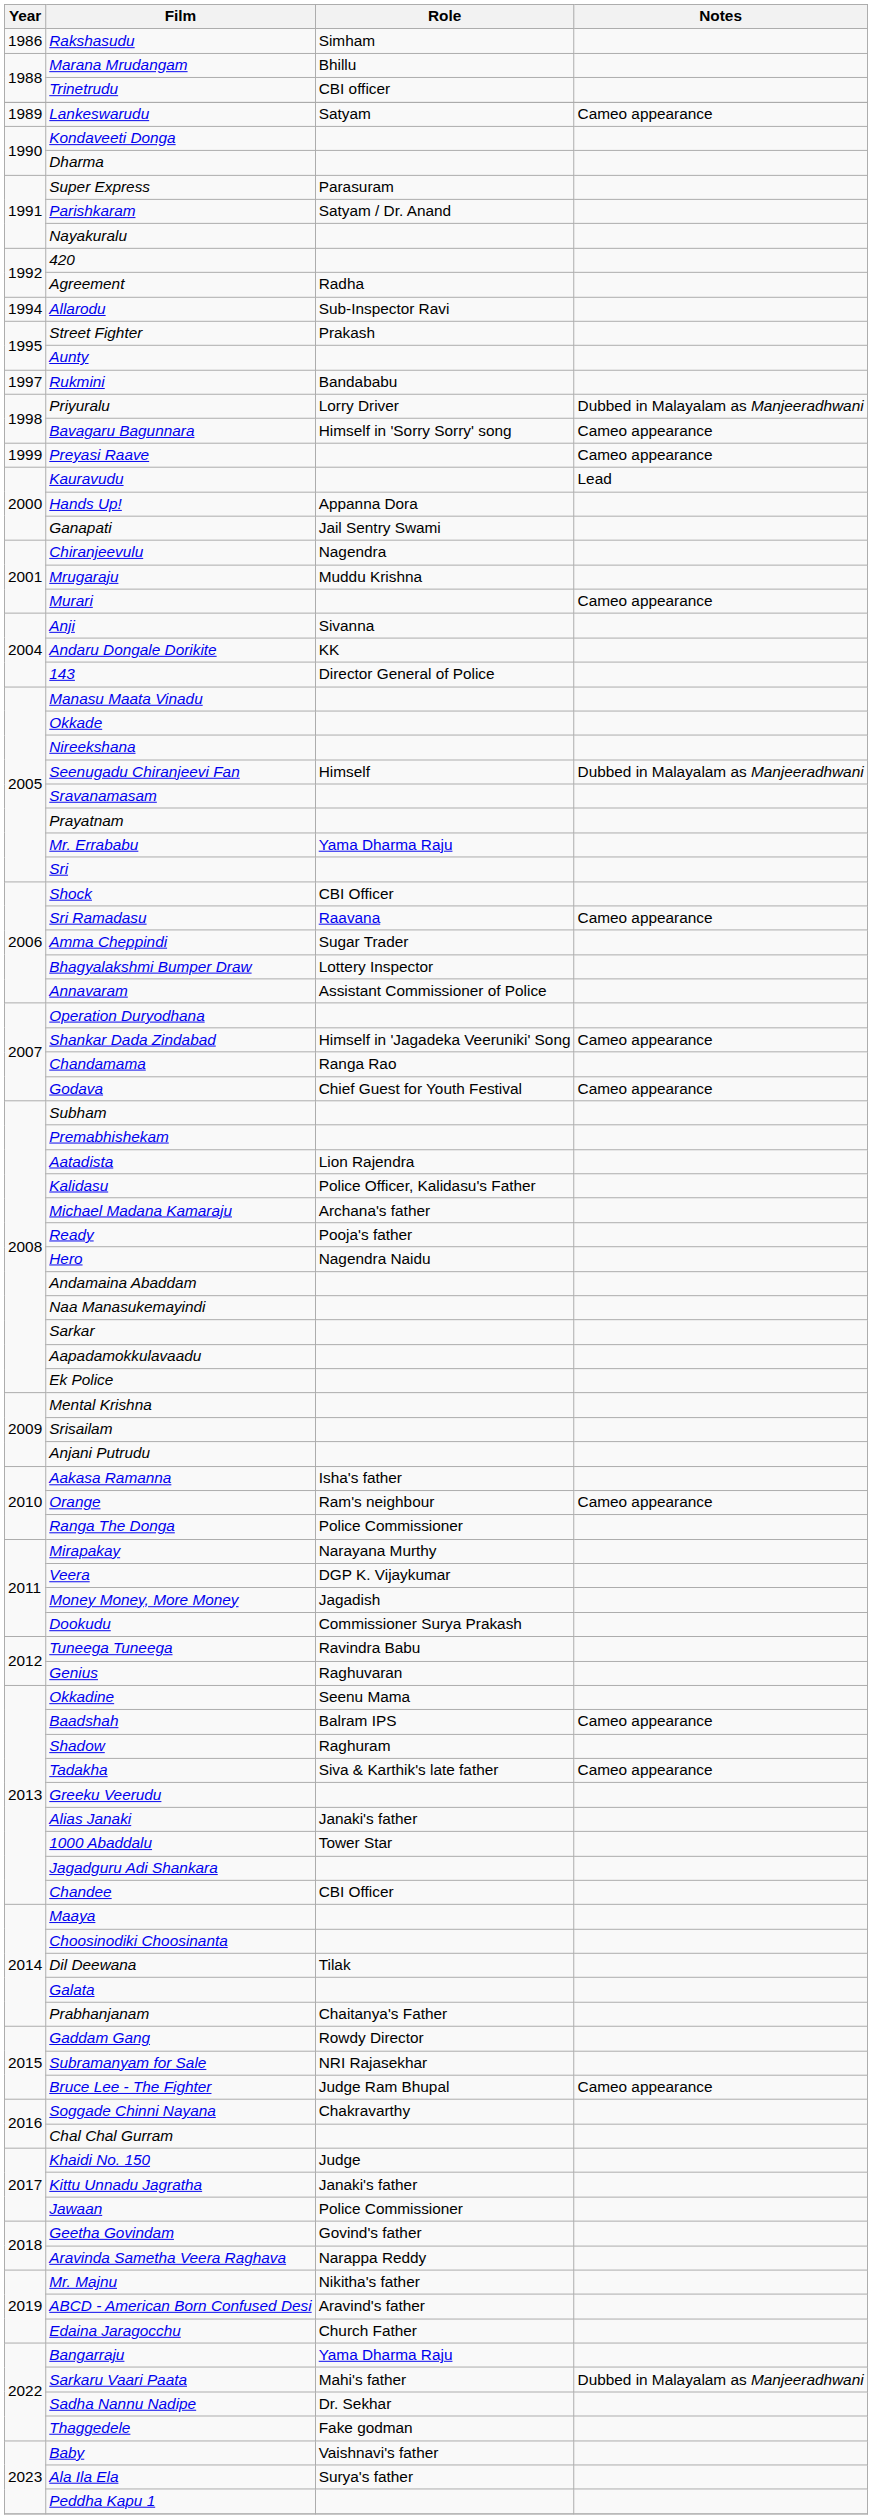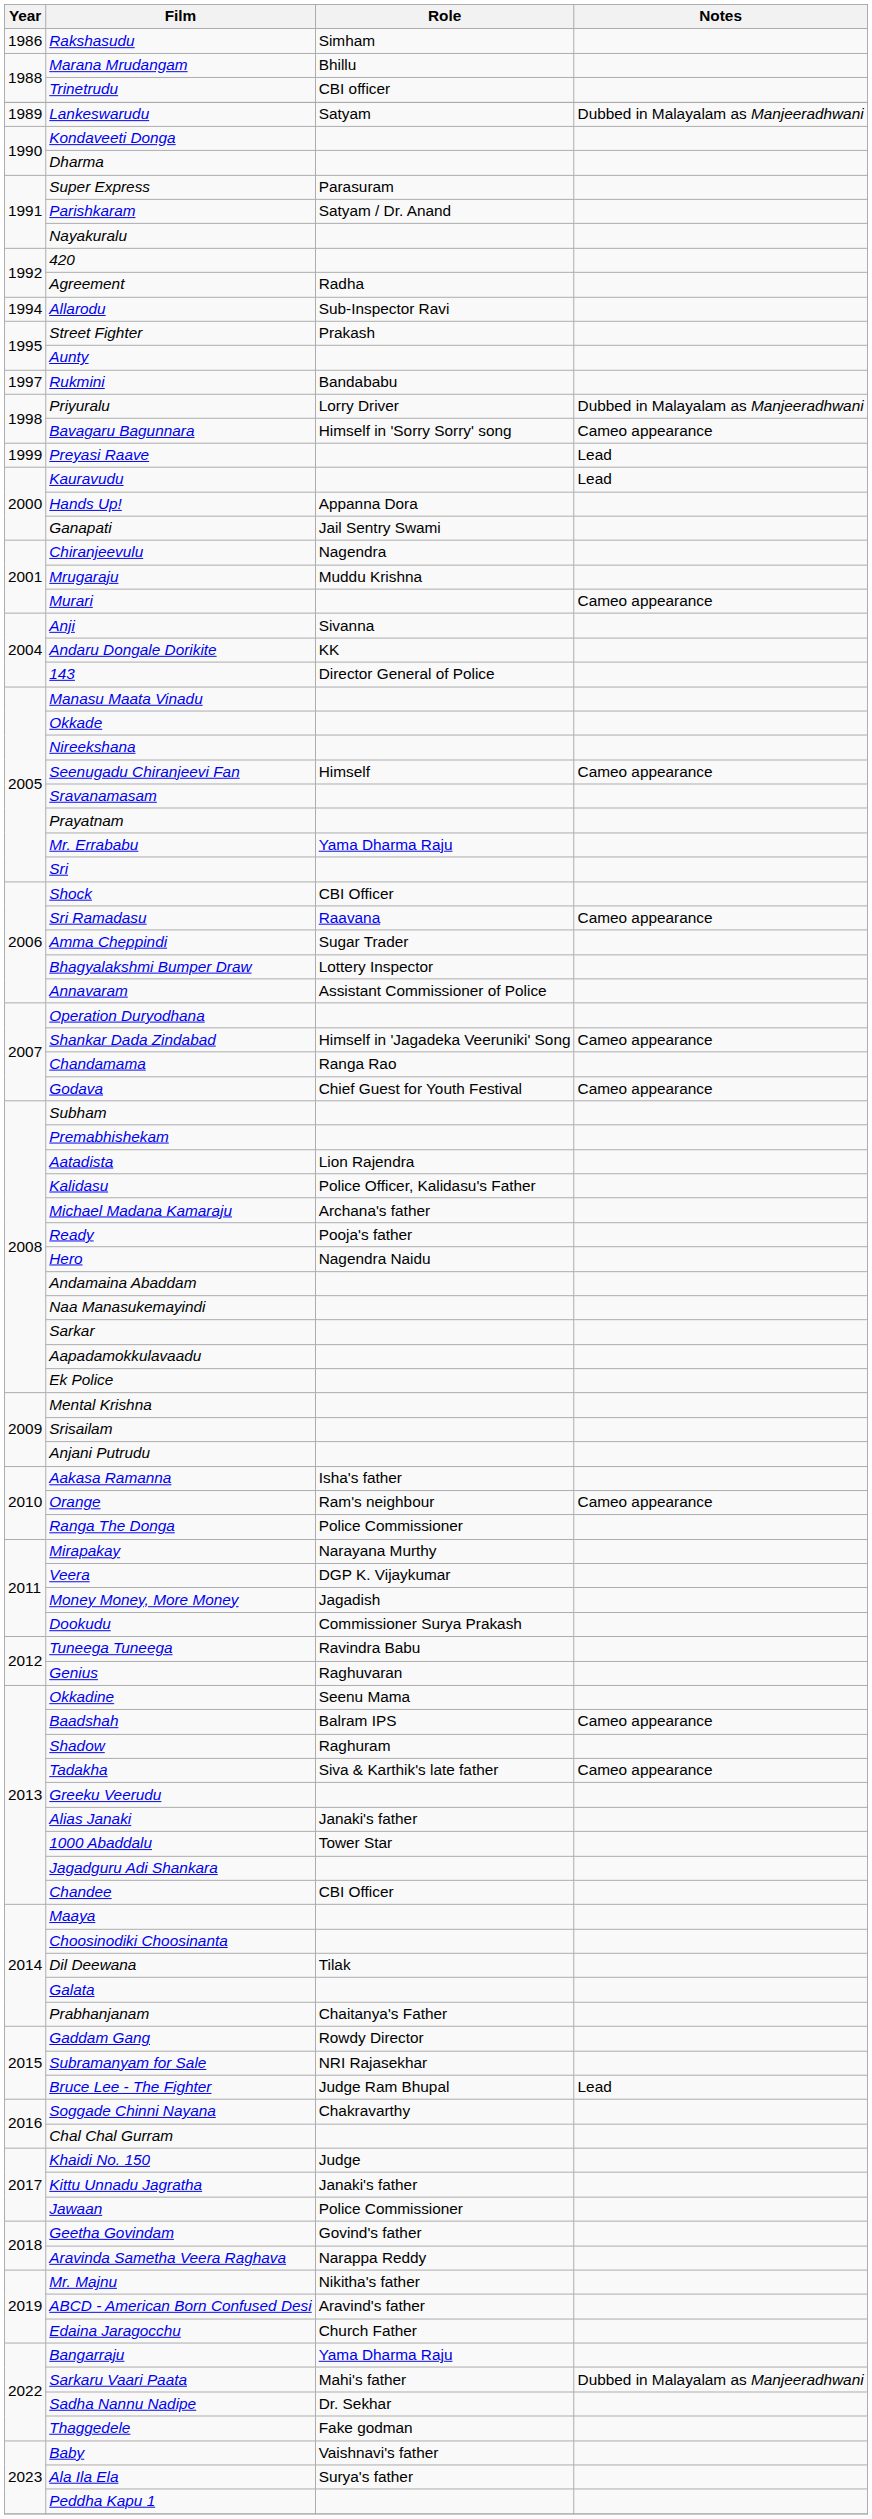(645, 114) Cameo appearance -> (721, 114) Dubbed in Malayalam as Manjeeradhwani
(645, 455) Cameo appearance -> (595, 455) Lead
(721, 771) Dubbed in Malayalam as Manjeeradhwani -> (645, 771) Cameo appearance
(645, 2087) Cameo appearance -> (595, 2087) Lead
